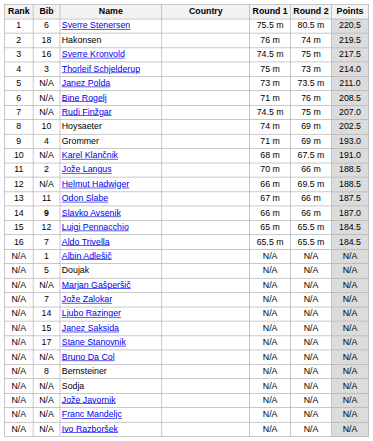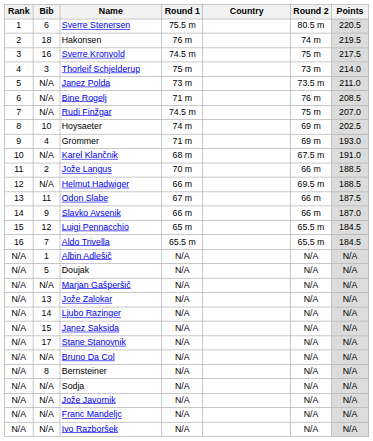columns swapped: (206, 11) <-> (270, 11)
(46, 213) bold -> (46, 213) normal
(46, 299) 7 -> (46, 299) 13
